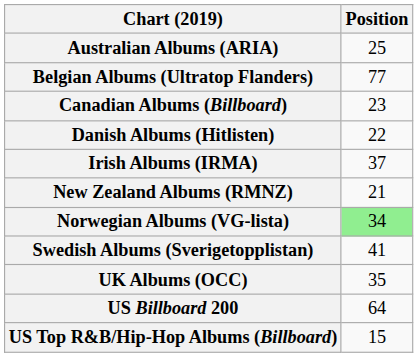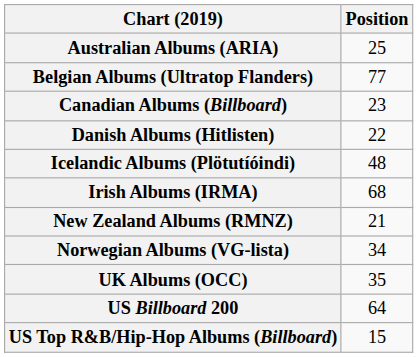+ row: (173, 163)
(377, 163) 37 -> (377, 192) 68
(377, 221) lightgreen background -> (377, 250) no background
- row: (173, 250)
